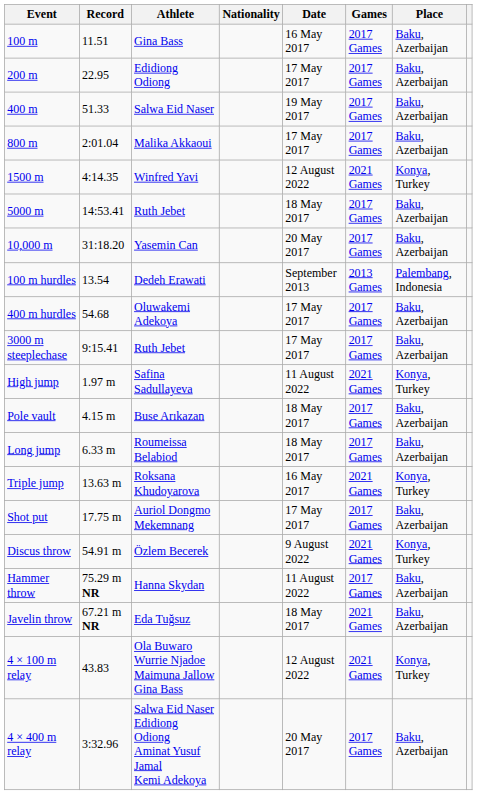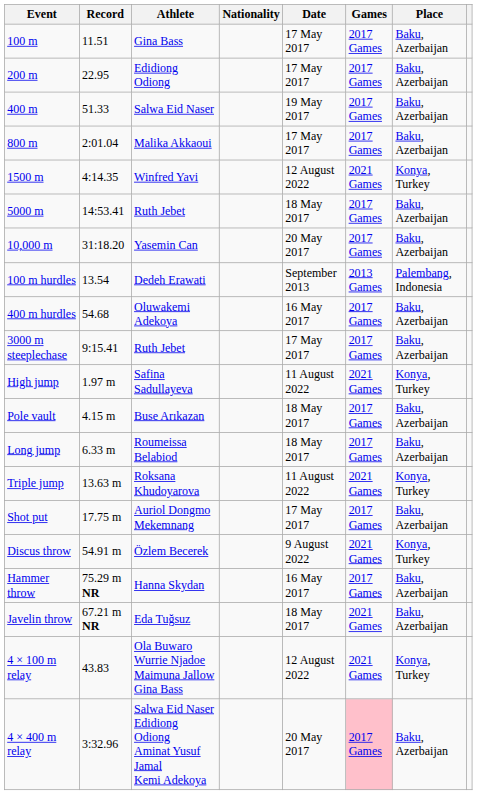(304, 41) 16 May 2017 -> (304, 41) 17 May 2017
(304, 313) 17 May 2017 -> (304, 313) 16 May 2017
(304, 483) 16 May 2017 -> (310, 483) 11 August 2022
(310, 585) 11 August 2022 -> (304, 585) 16 May 2017
(365, 744) no background -> (365, 744) pink background
